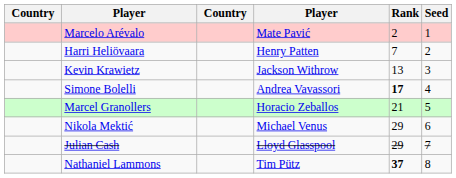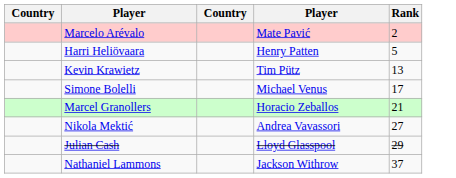- column: (436, 13)
(394, 51) 7 -> (394, 51) 5
(297, 70) Jackson Withrow -> (278, 70) Tim Pütz
(298, 88) Andrea Vavassori -> (292, 88) Michael Venus
(397, 88) bold -> (397, 88) normal
(292, 126) Michael Venus -> (298, 126) Andrea Vavassori
(397, 126) 29 -> (397, 126) 27
(278, 164) Tim Pütz -> (297, 164) Jackson Withrow
(397, 164) bold -> (397, 164) normal
